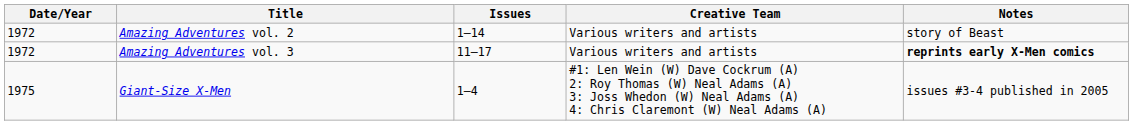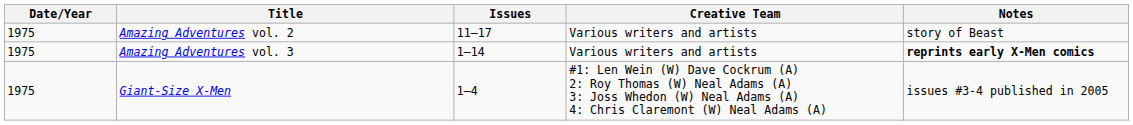(21, 33) 1972 -> (21, 33) 1975
(471, 33) 1–14 -> (474, 33) 11–17
(21, 52) 1972 -> (21, 52) 1975
(474, 52) 11–17 -> (471, 52) 1–14
